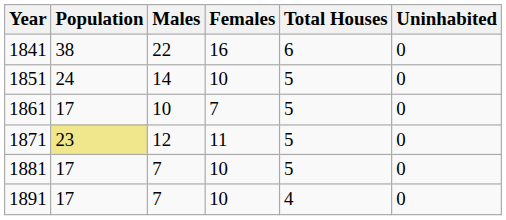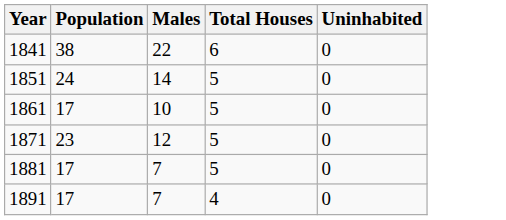- column: (242, 19)
(65, 139) khaki background -> (65, 139) no background
